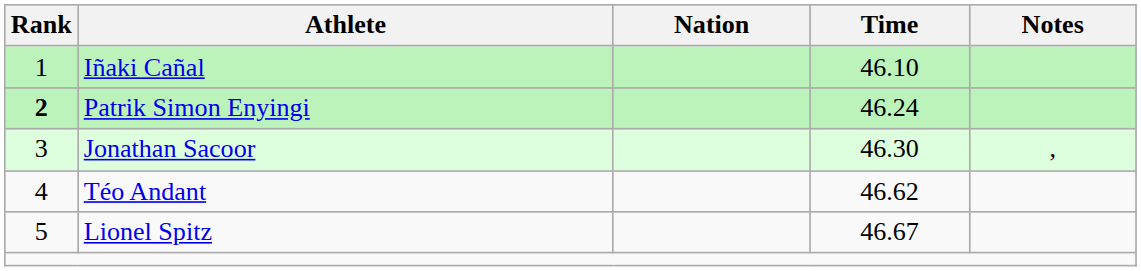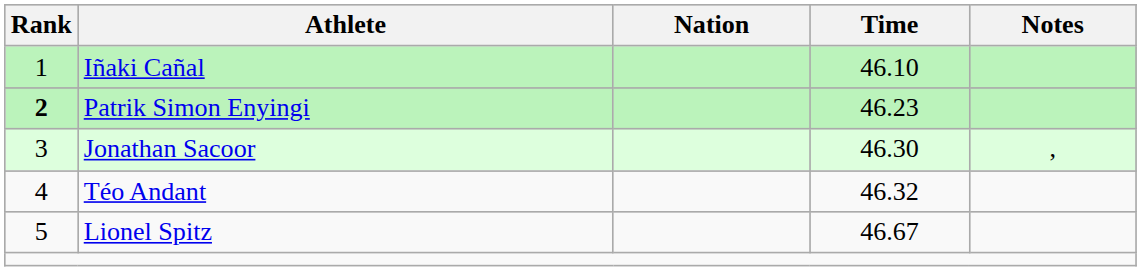(890, 107) 46.24 -> (890, 107) 46.23
(890, 190) 46.62 -> (890, 190) 46.32
